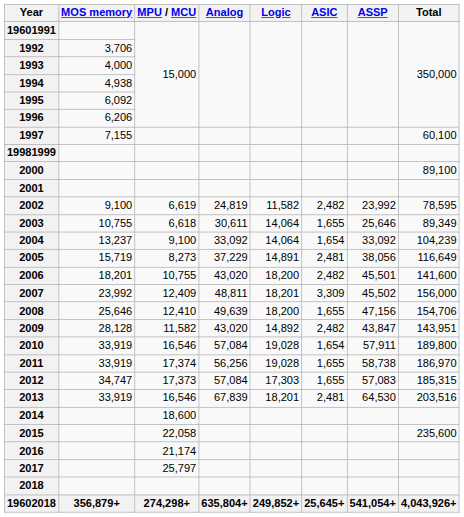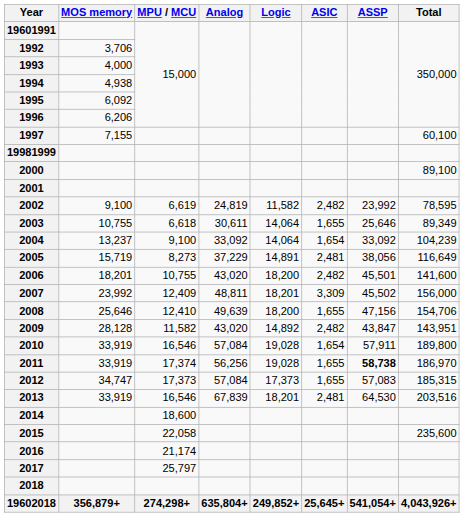(379, 363) normal -> (379, 363) bold
(282, 380) 17,303 -> (282, 380) 17,373
